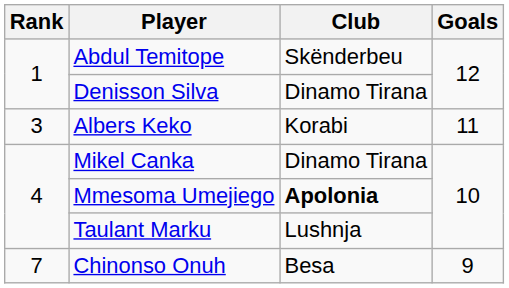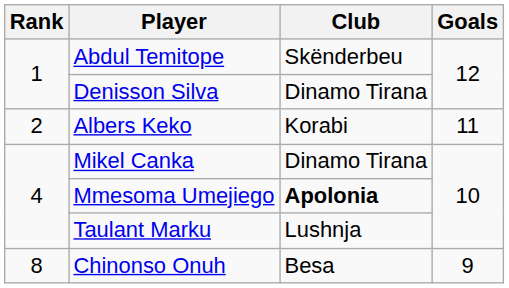(37, 126) 3 -> (37, 126) 2
(37, 265) 7 -> (37, 265) 8
